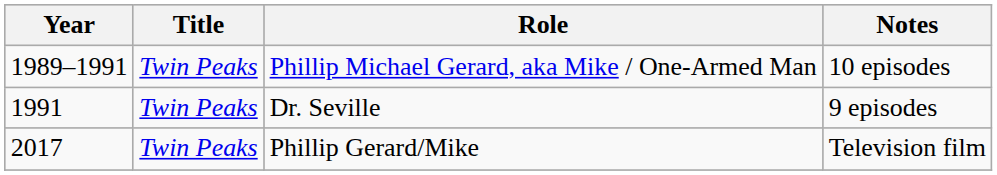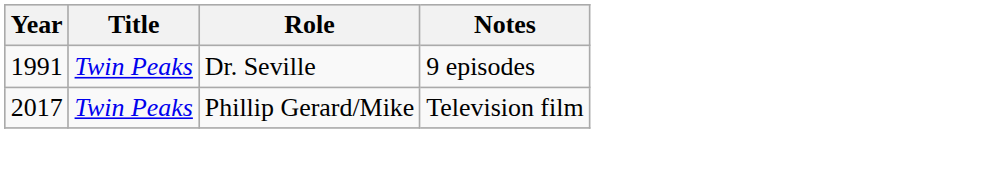- row: (543, 66)
